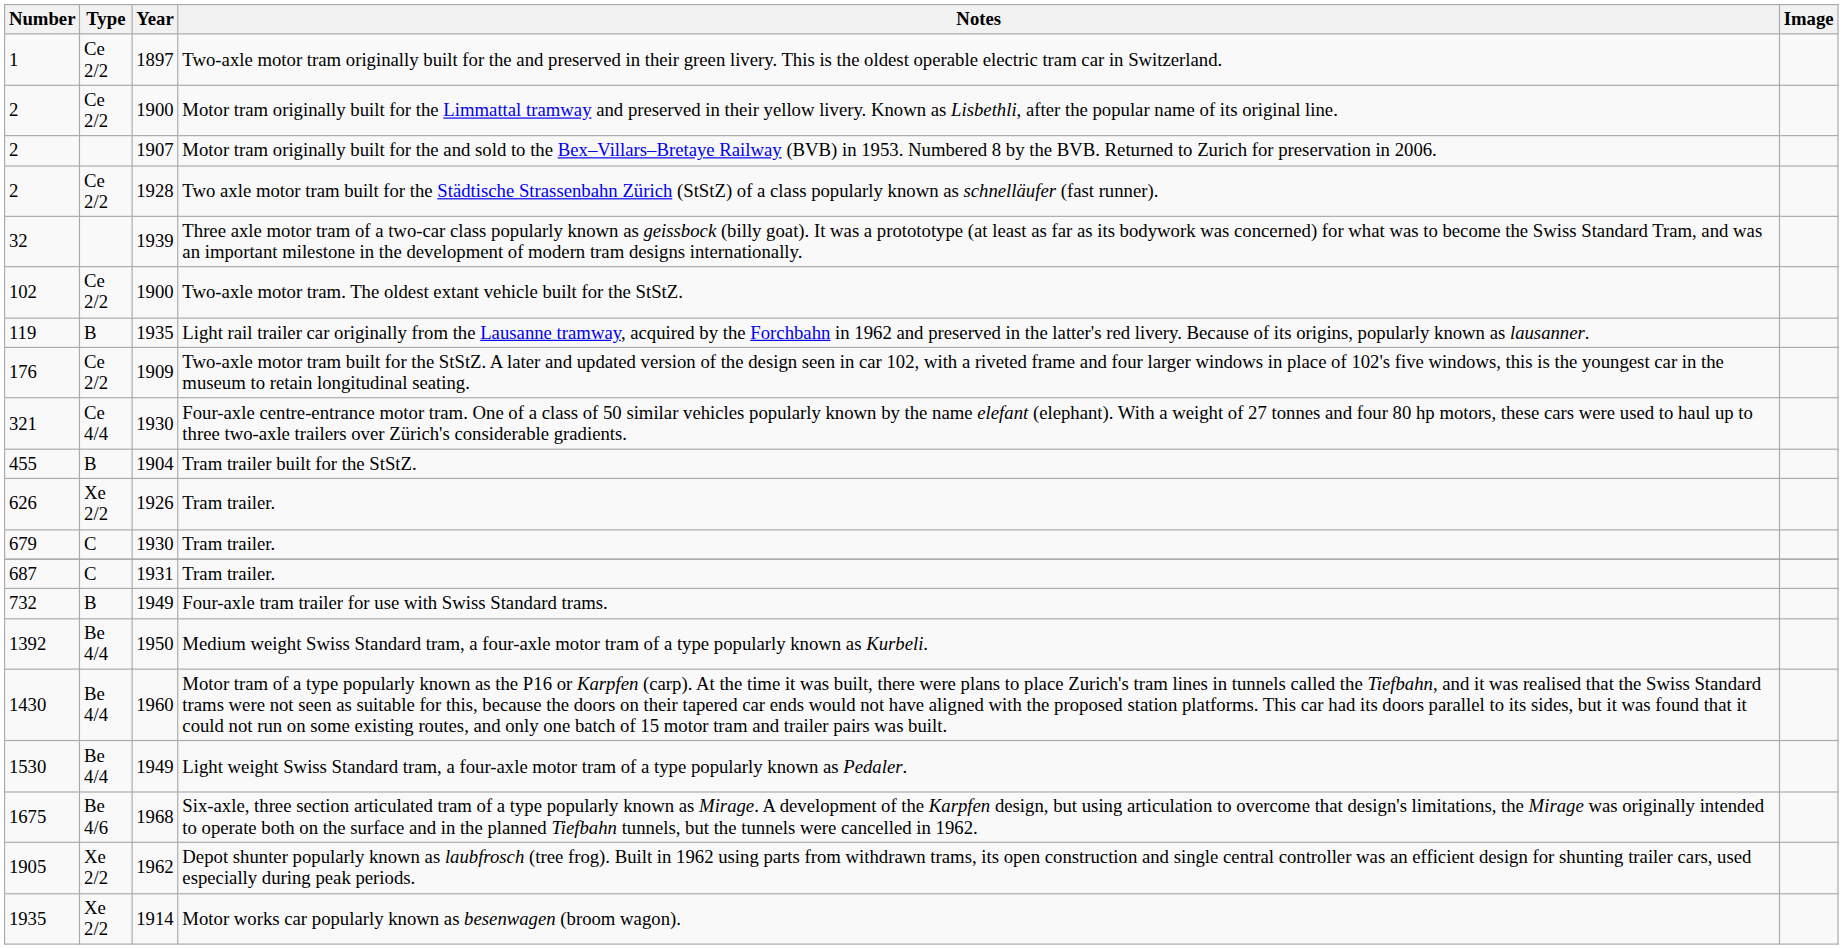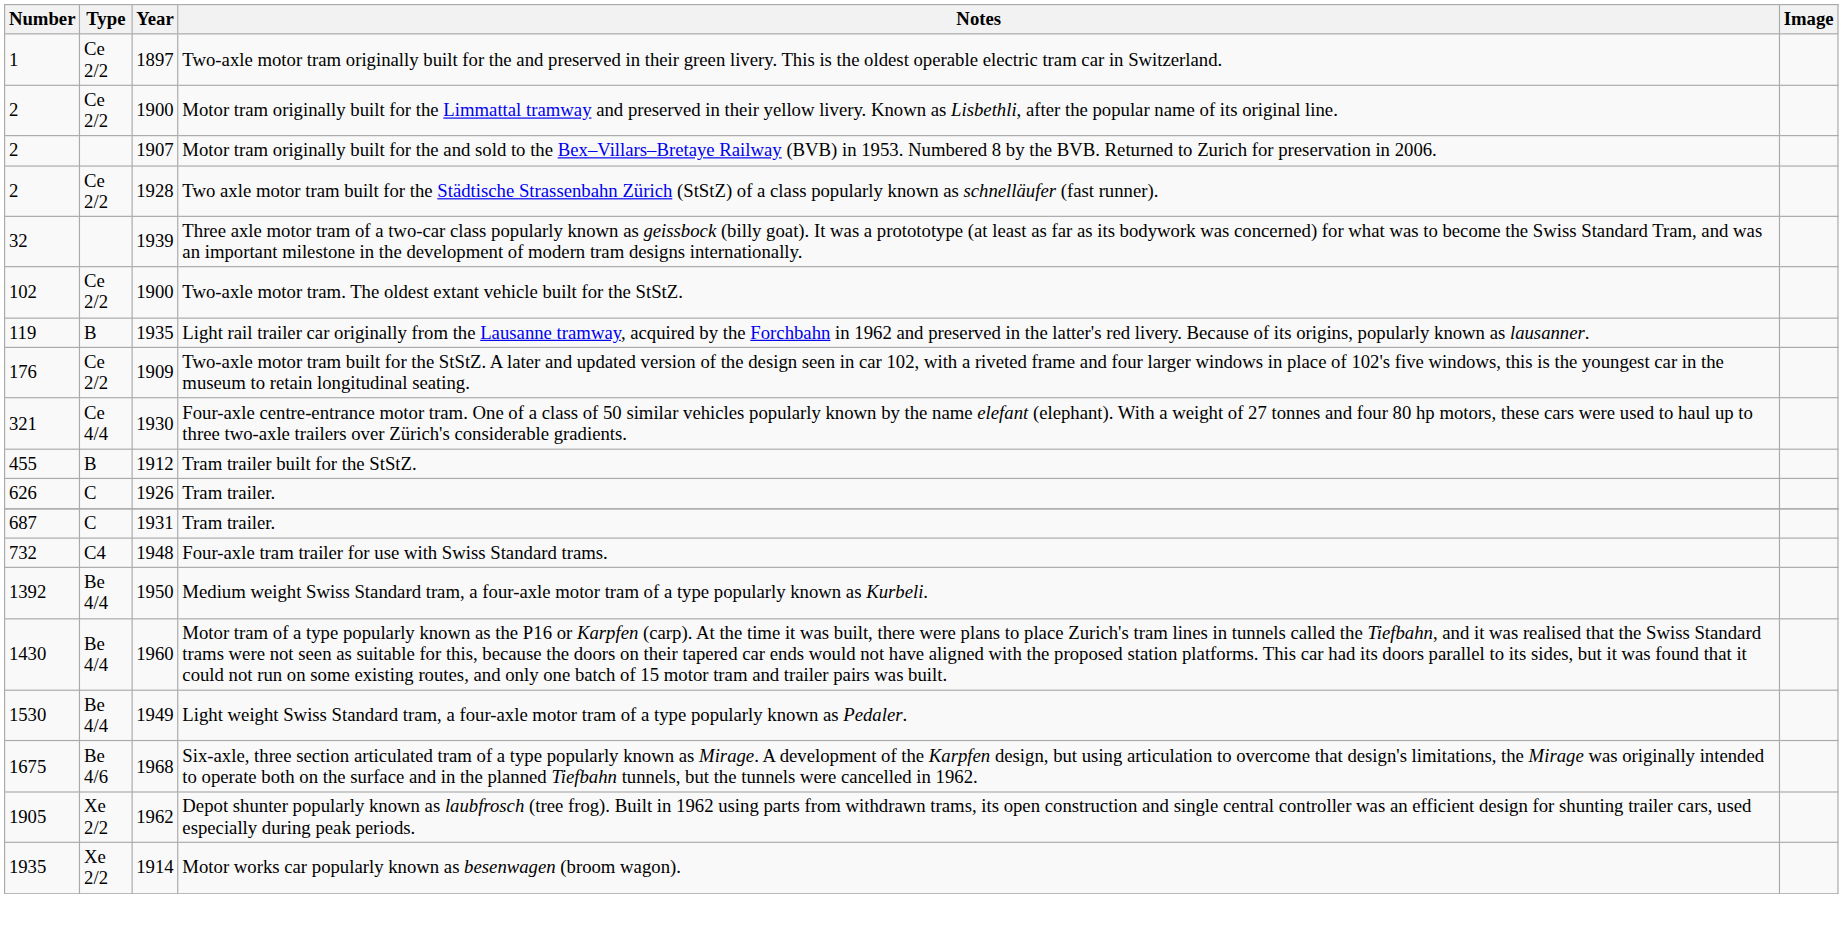(155, 463) 1904 -> (155, 463) 1912
(96, 503) Xe 2/2 -> (90, 493) C
- row: (23, 544)
(90, 603) B -> (95, 552) C4
(155, 603) 1949 -> (155, 552) 1948
